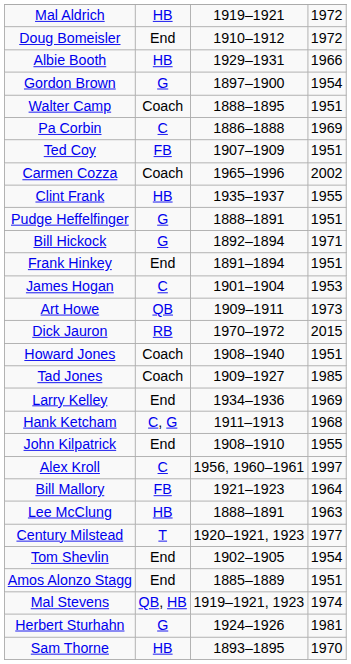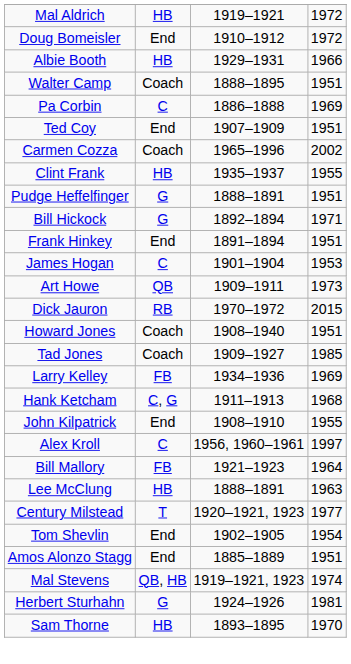- row: (70, 83)
(163, 151) FB -> (163, 128) End
(163, 399) End -> (163, 377) FB
